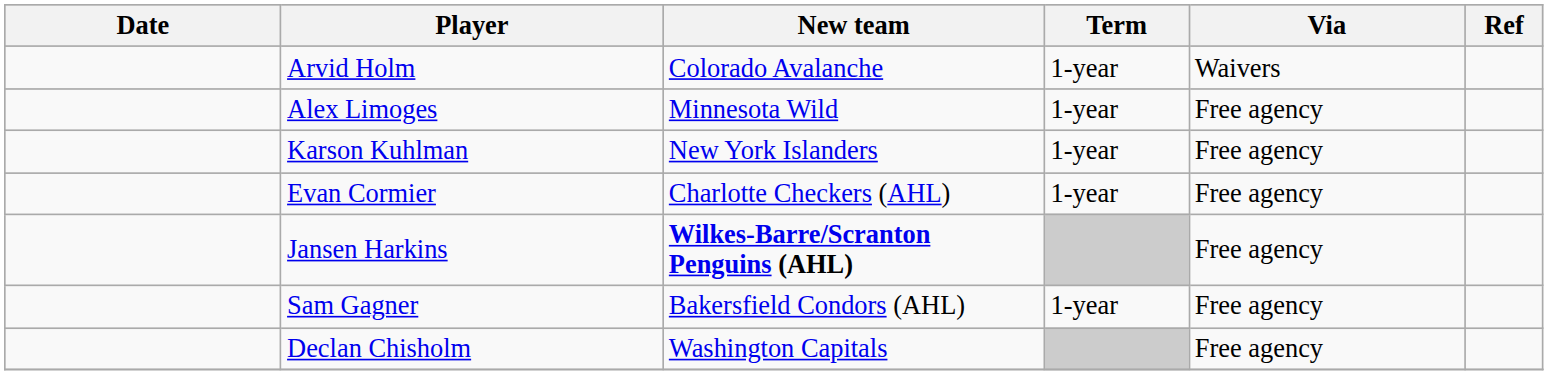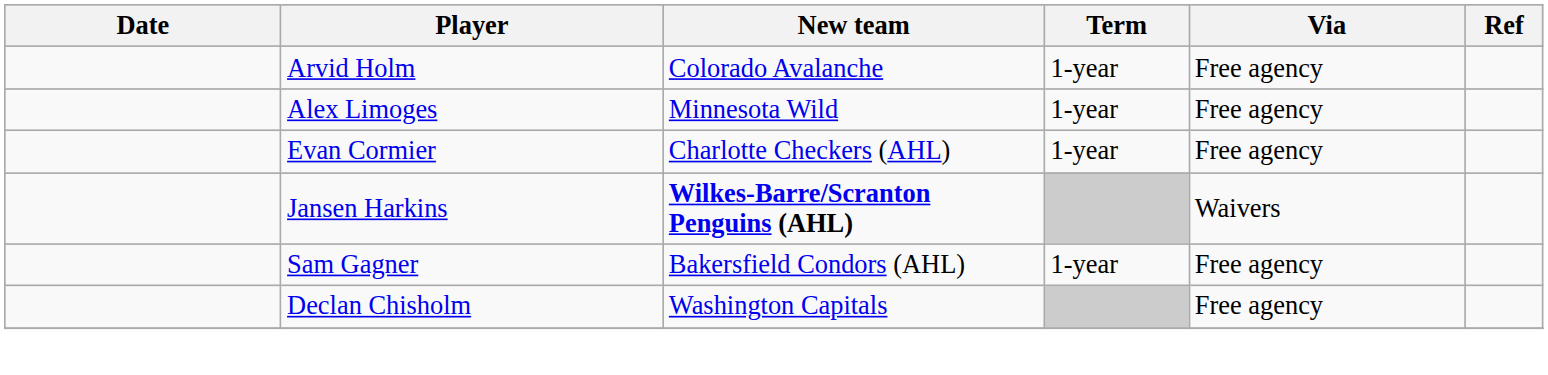(1238, 67) Waivers -> (1259, 67) Free agency
- row: (378, 151)
(1259, 249) Free agency -> (1238, 207) Waivers
